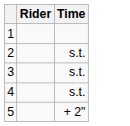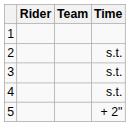+ column: (73, 14)
